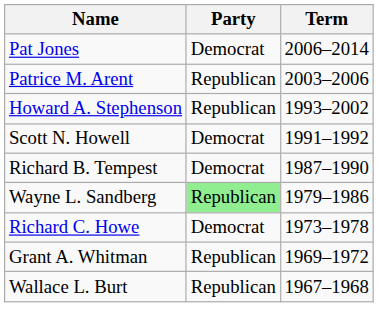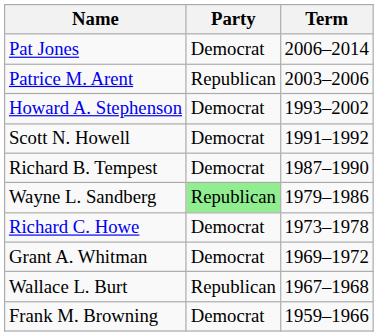(233, 108) Republican -> (228, 108) Democrat
(233, 256) Republican -> (228, 256) Democrat
+ row: (84, 316)
